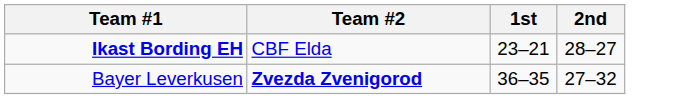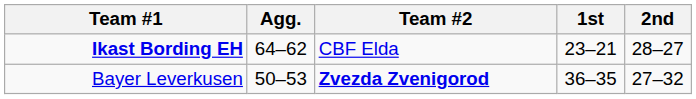+ column: (281, 19)
